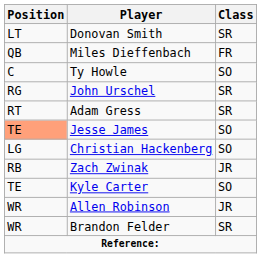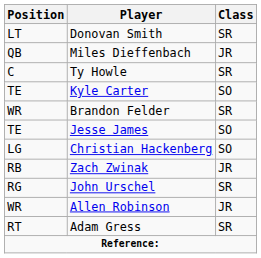(225, 53) FR -> (225, 53) JR
(225, 72) SO -> (225, 72) SR
rows swapped: (113, 91) <-> (109, 188)
rows swapped: (106, 110) <-> (120, 226)
(14, 130) lightsalmon background -> (14, 130) no background
